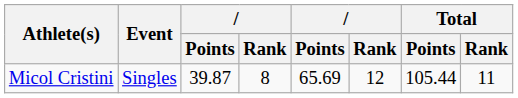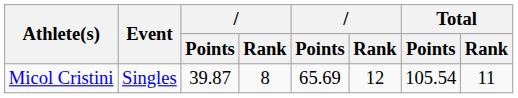(431, 78) 105.44 -> (431, 78) 105.54
